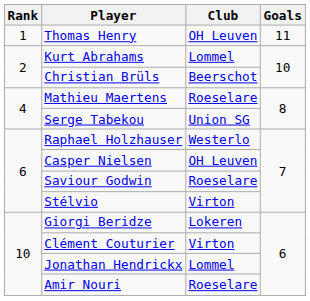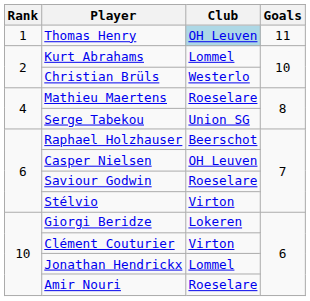(223, 36) no background -> (223, 36) lightblue background
(223, 77) Beerschot -> (219, 77) Westerlo
(219, 139) Westerlo -> (223, 139) Beerschot
